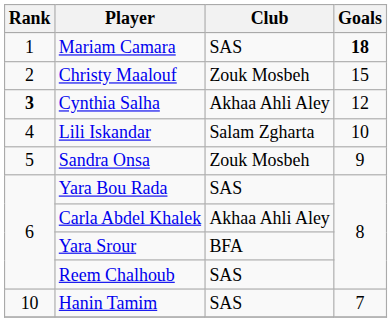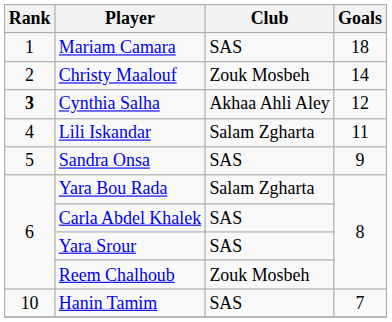(360, 47) bold -> (360, 47) normal
(360, 75) 15 -> (360, 75) 14
(360, 132) 10 -> (360, 132) 11
(259, 160) Zouk Mosbeh -> (226, 160) SAS
(226, 189) SAS -> (262, 189) Salam Zgharta
(270, 217) Akhaa Ahli Aley -> (226, 217) SAS
(226, 246) BFA -> (226, 246) SAS
(226, 274) SAS -> (259, 274) Zouk Mosbeh
